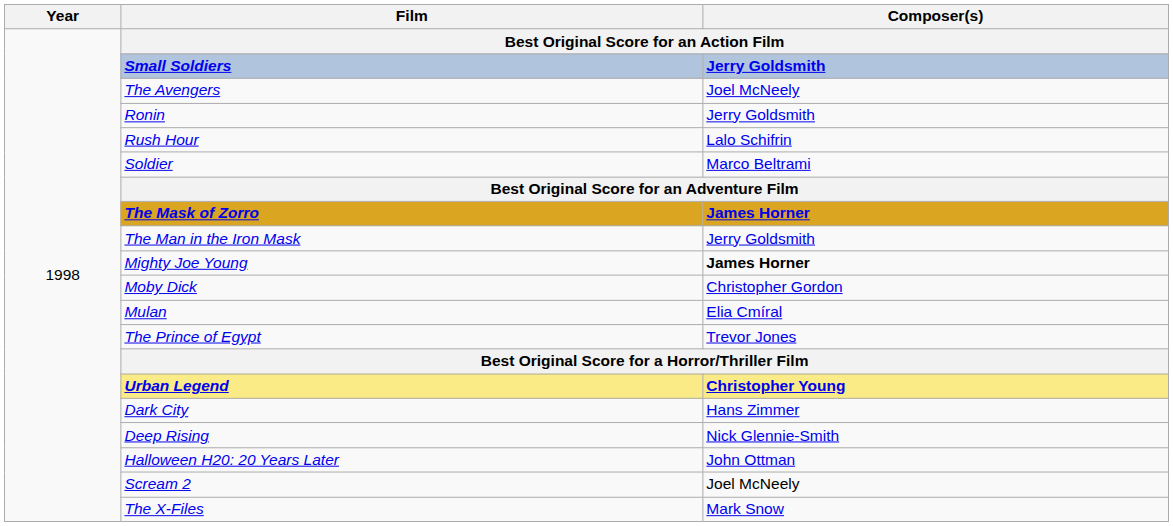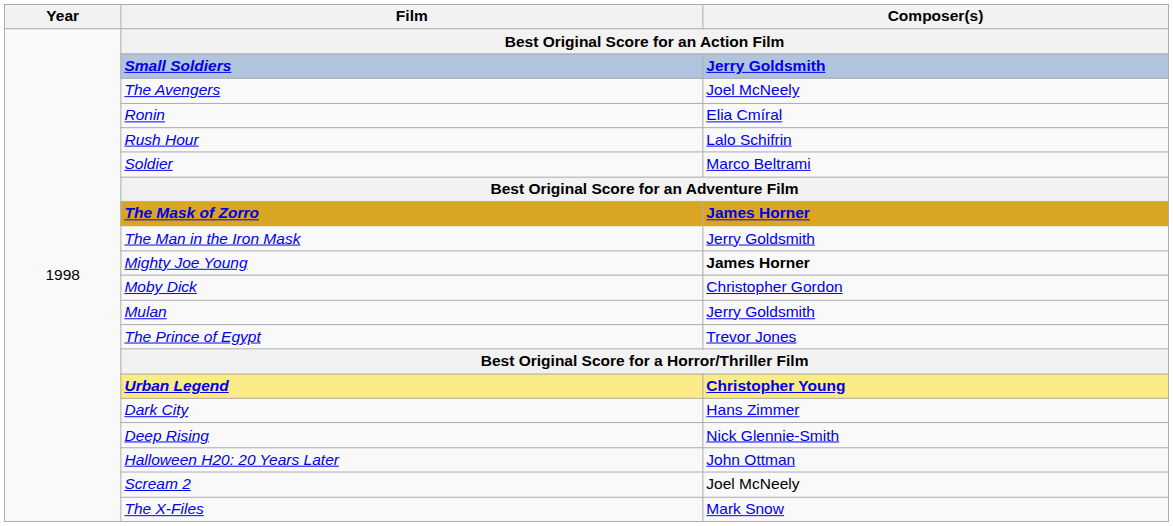(761, 115) Jerry Goldsmith -> (744, 115) Elia Cmíral
(744, 312) Elia Cmíral -> (761, 312) Jerry Goldsmith
